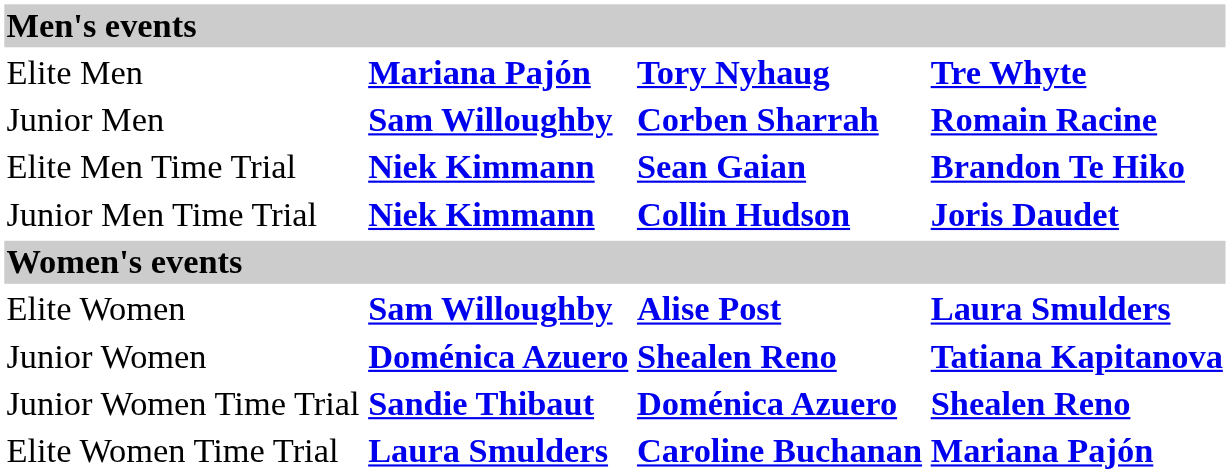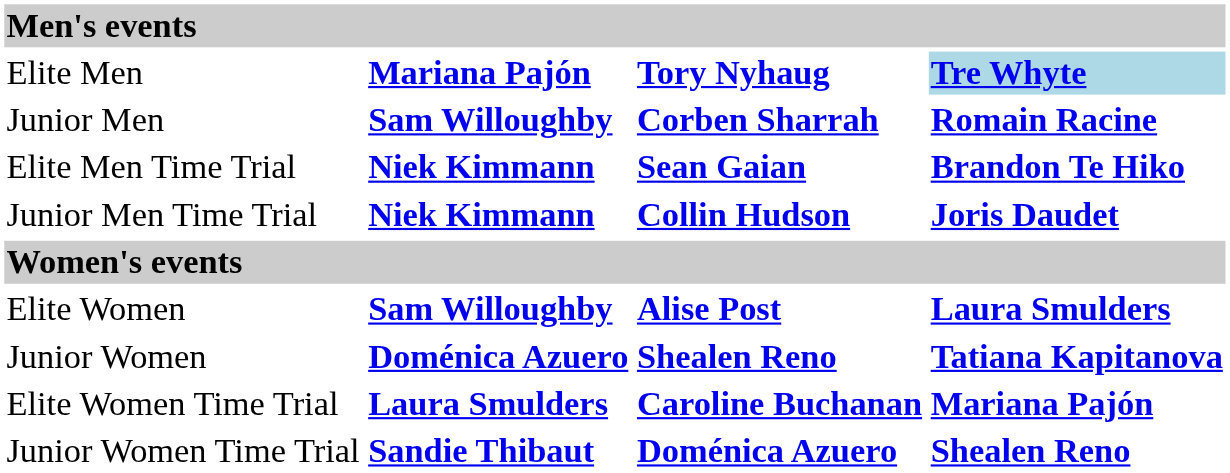(1009, 72) no background -> (1009, 72) lightblue background
rows swapped: (172, 450) <-> (183, 403)
